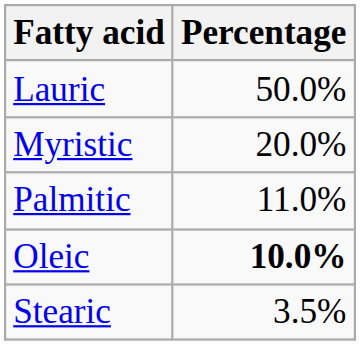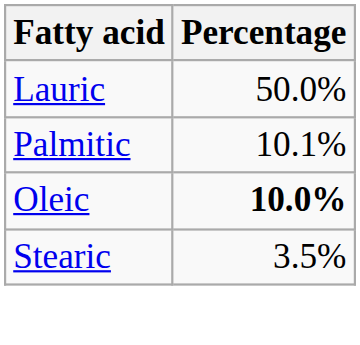- row: (73, 144)
(302, 199) 11.0% -> (301, 144) 10.1%
